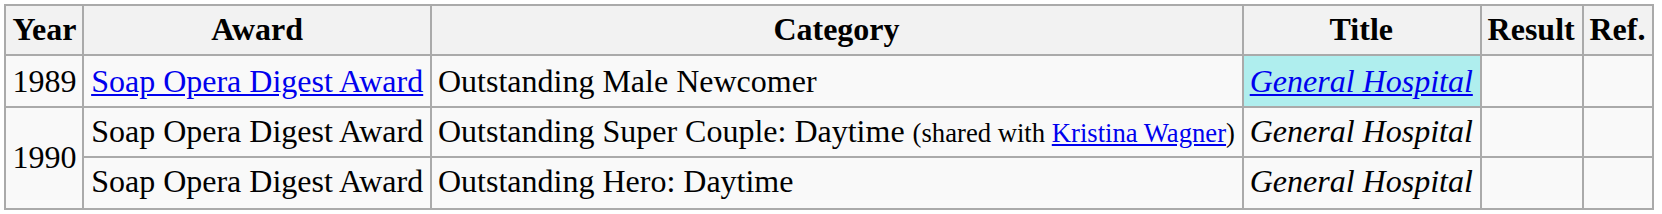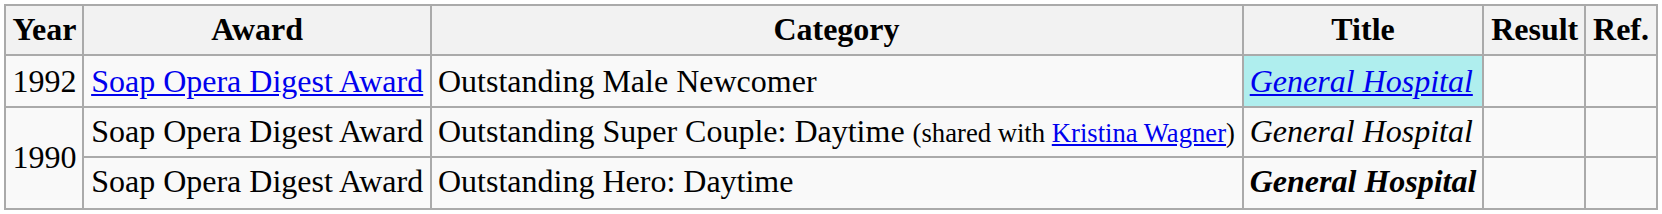(44, 80) 1989 -> (44, 80) 1992
(1361, 182) normal -> (1363, 182) bold
